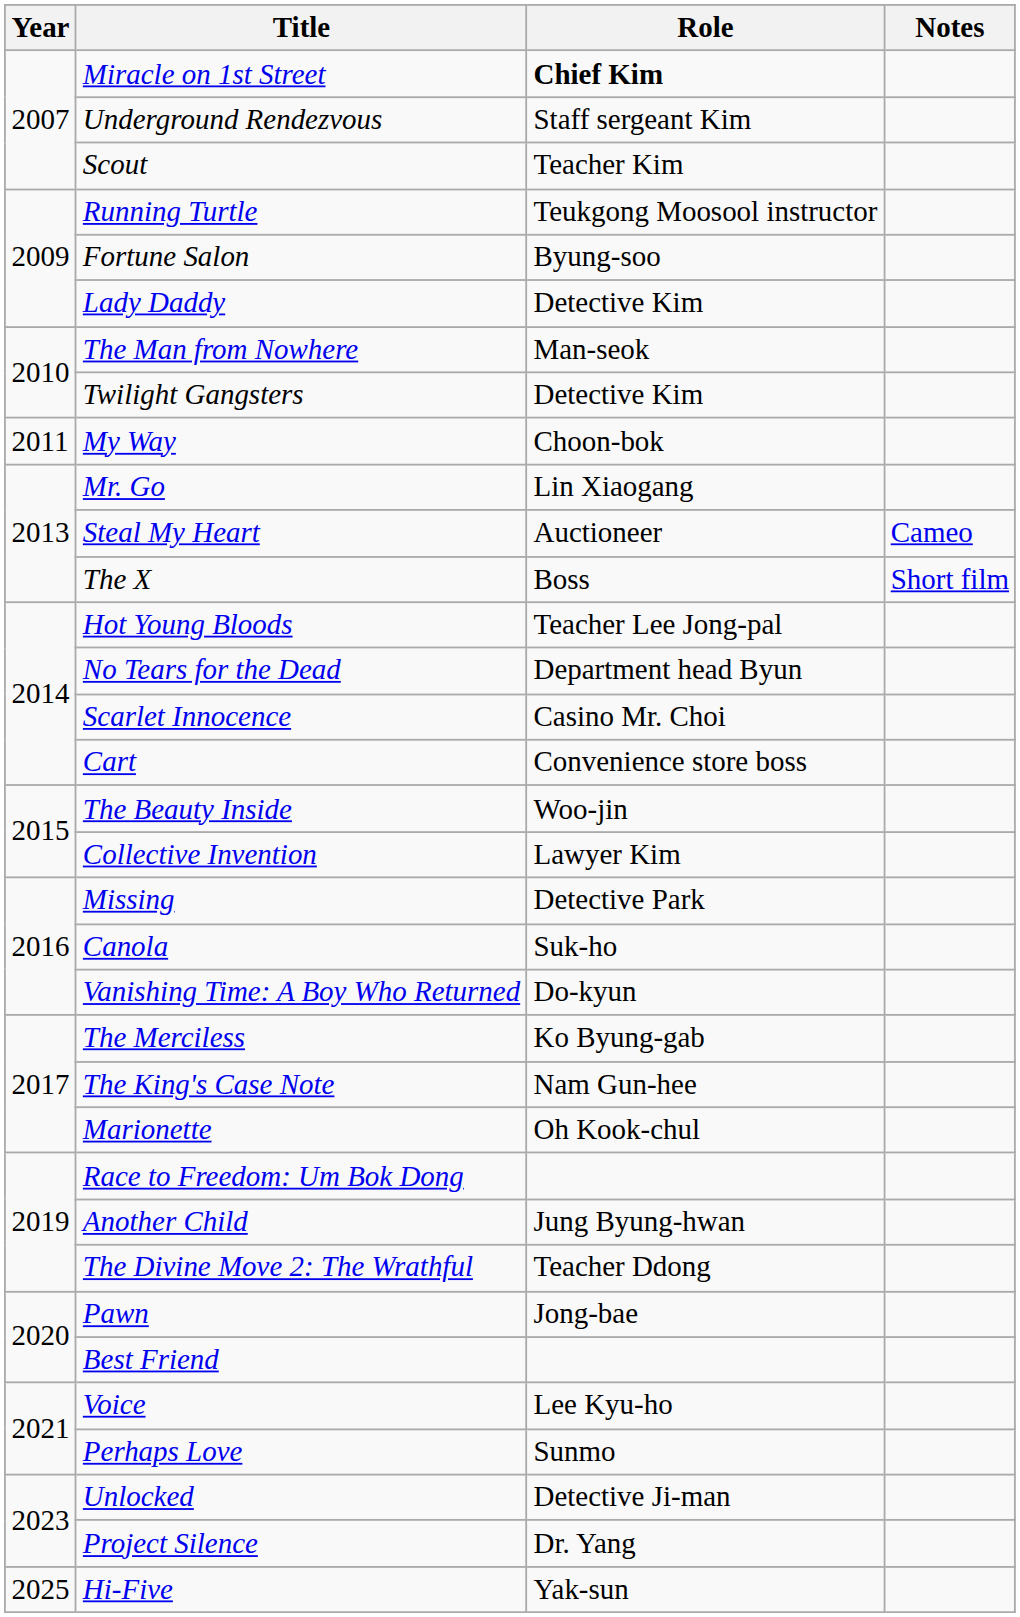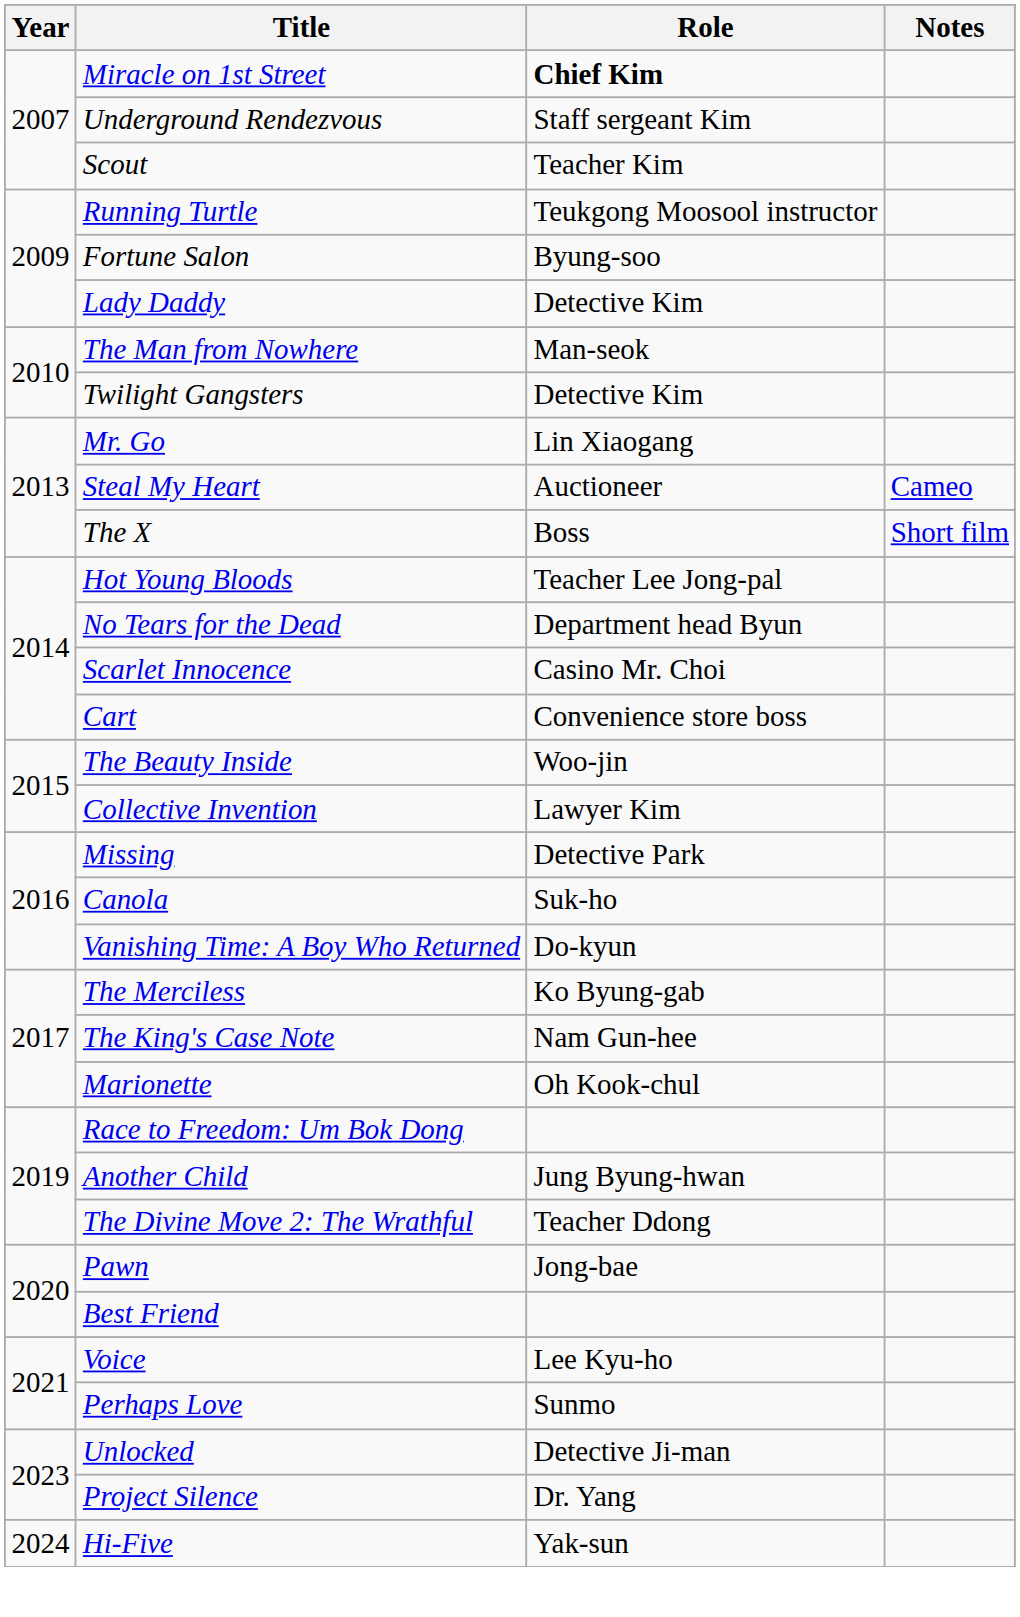- row: (129, 440)
(41, 1589) 2025 -> (41, 1543) 2024
